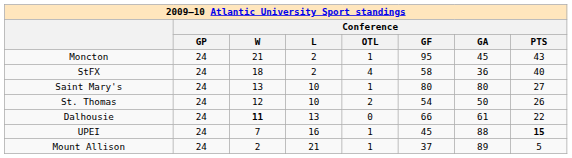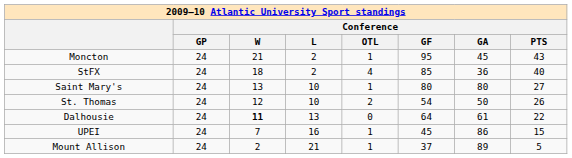(426, 72) 58 -> (426, 72) 85
(426, 117) 66 -> (426, 117) 64
(483, 132) 88 -> (483, 132) 86
(539, 132) bold -> (539, 132) normal
